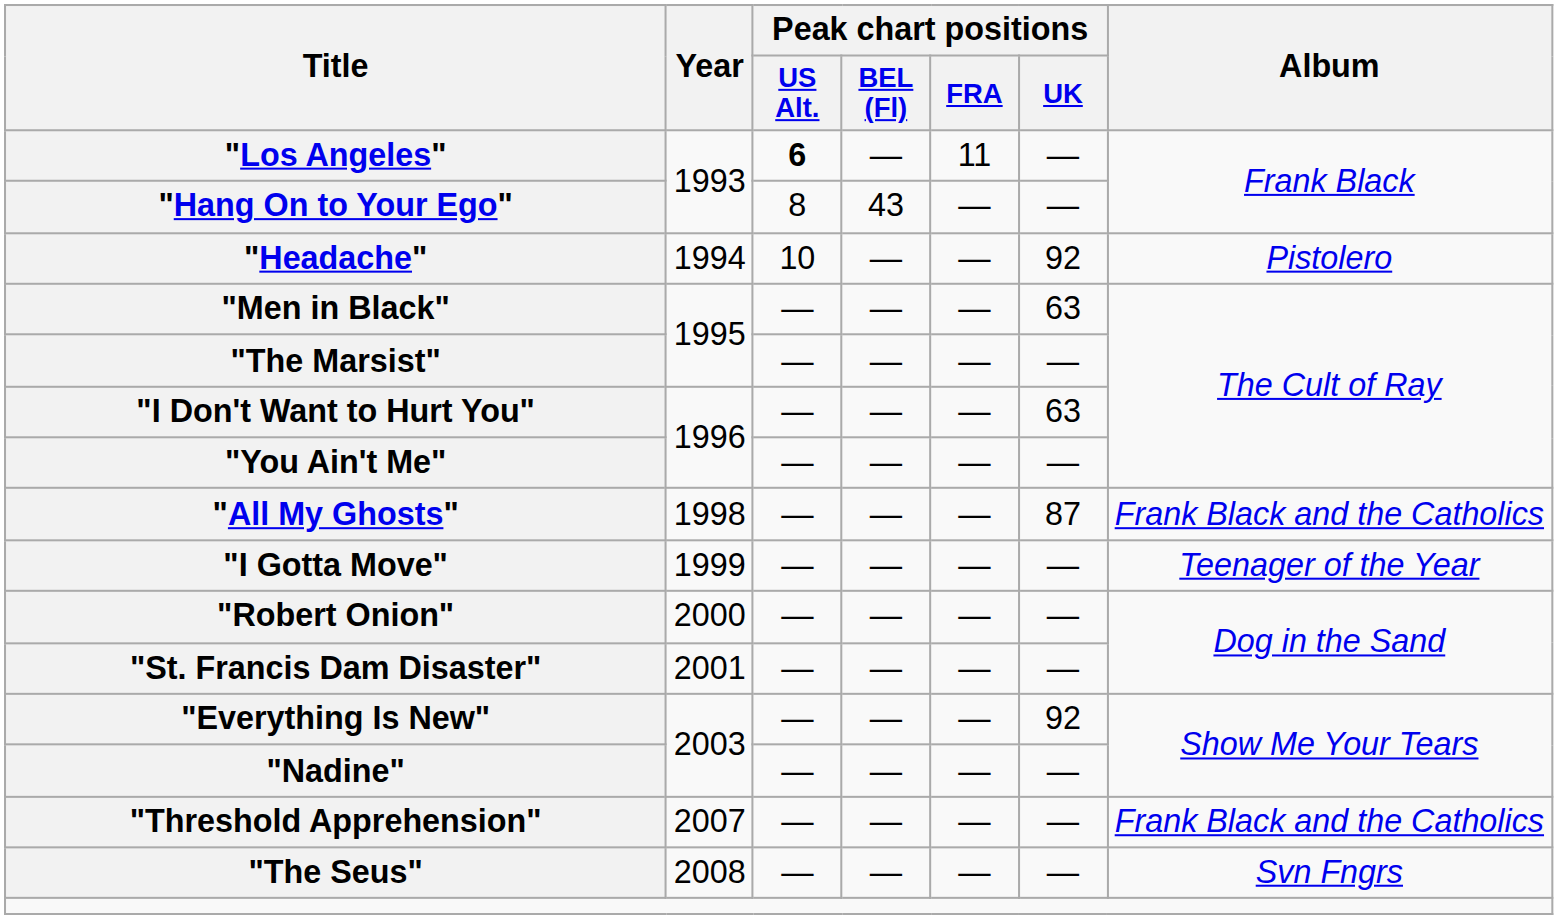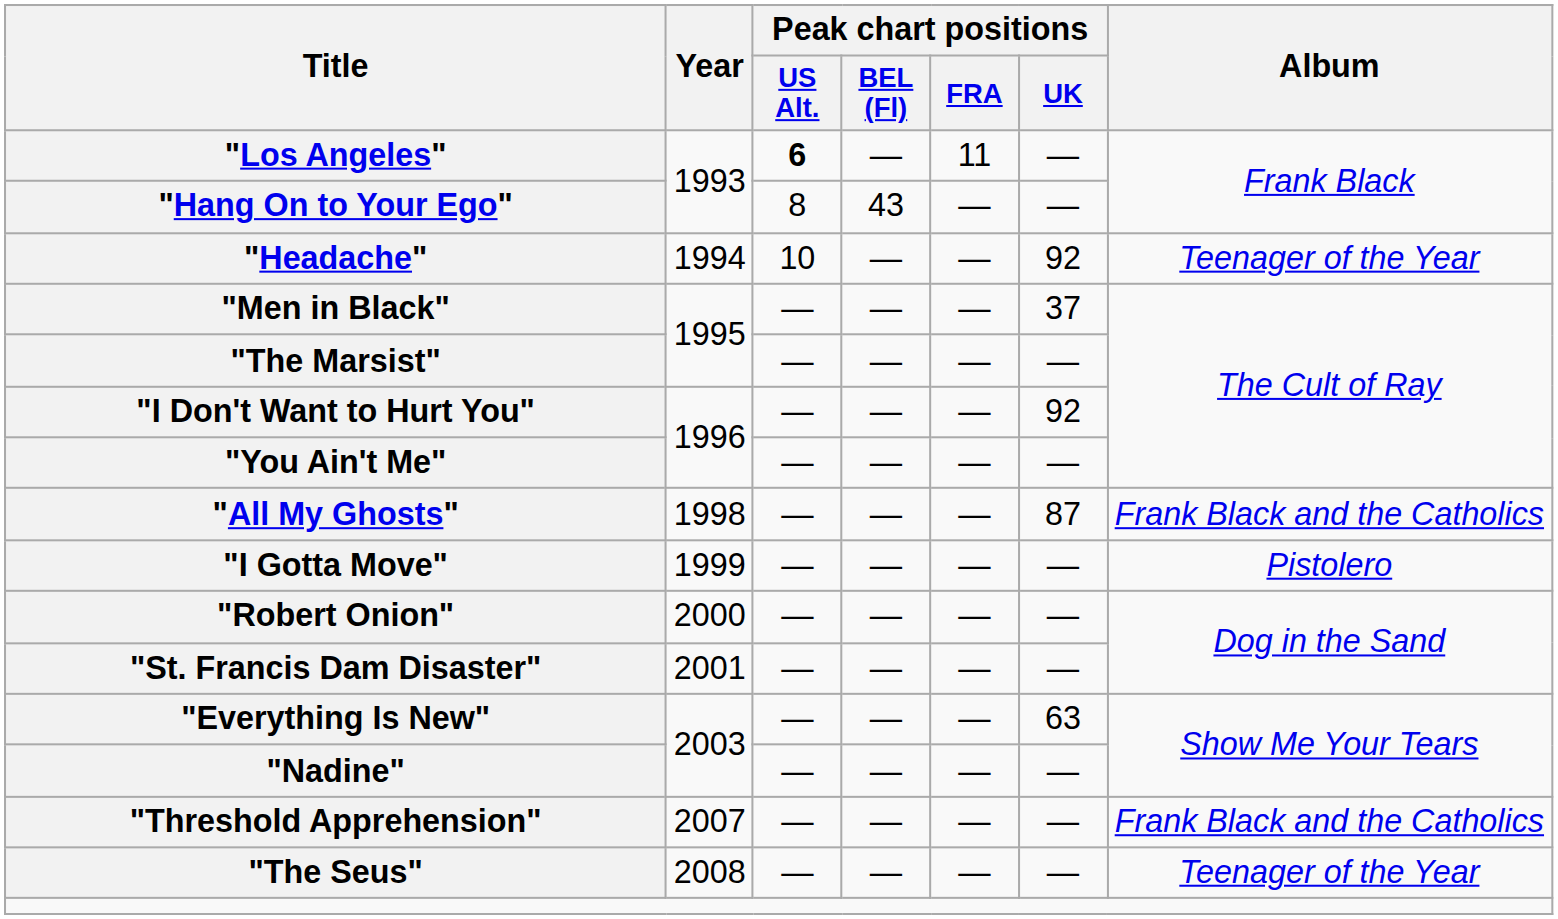(1329, 257) Pistolero -> (1329, 257) Teenager of the Year
(1063, 308) 63 -> (1063, 308) 37
(1063, 411) 63 -> (1063, 411) 92
(1329, 565) Teenager of the Year -> (1329, 565) Pistolero
(1063, 718) 92 -> (1063, 718) 63
(1329, 872) Svn Fngrs -> (1329, 872) Teenager of the Year
